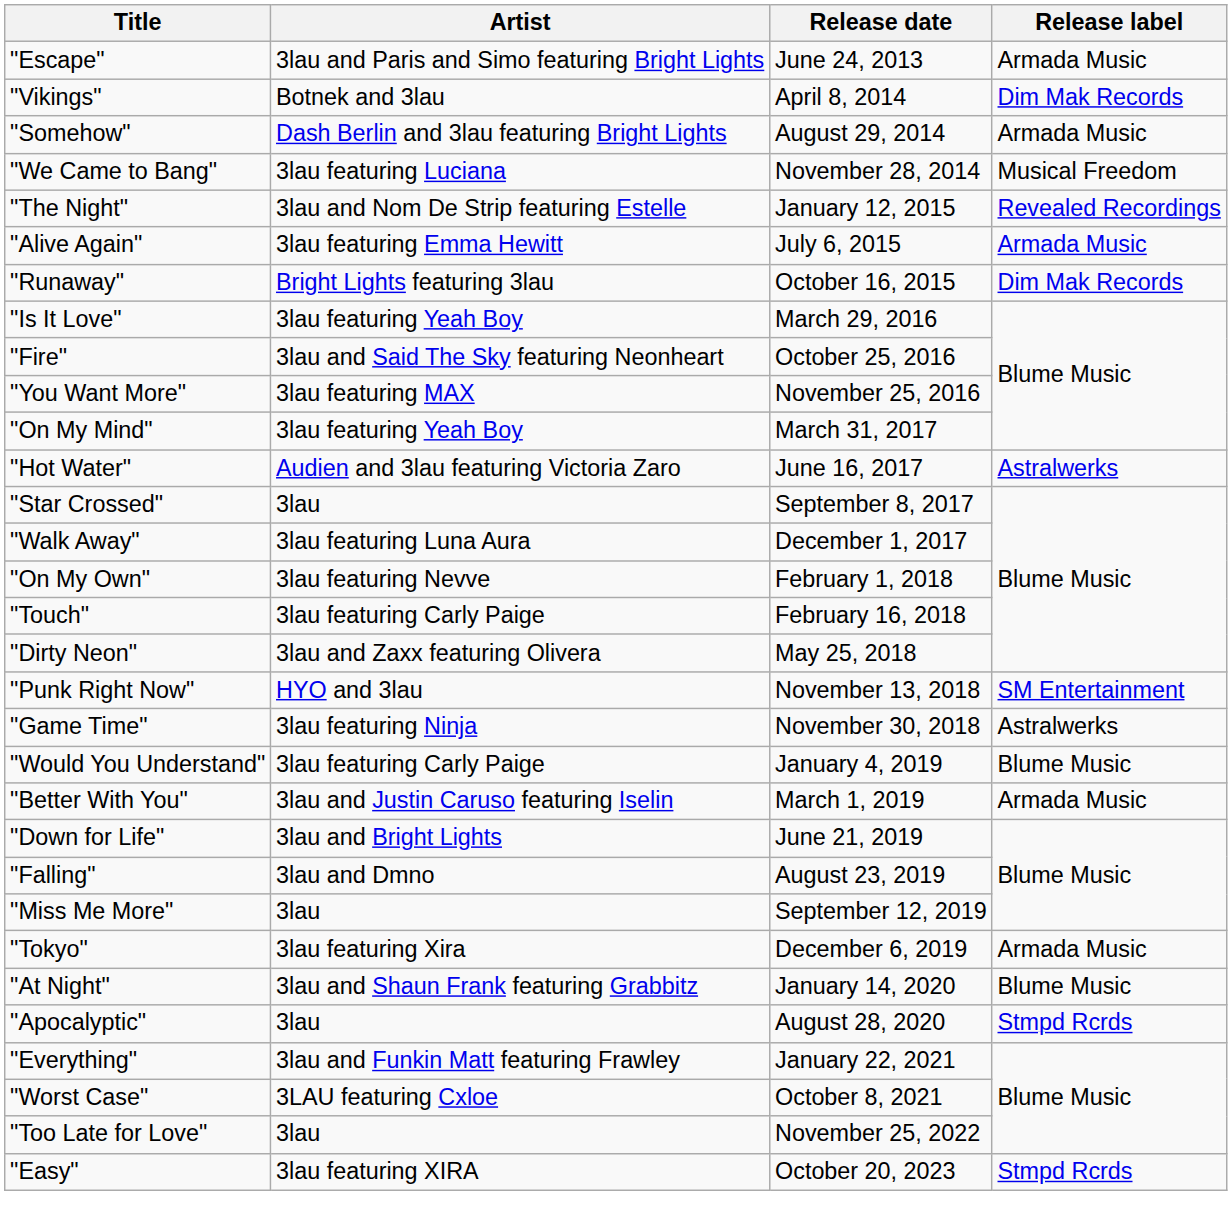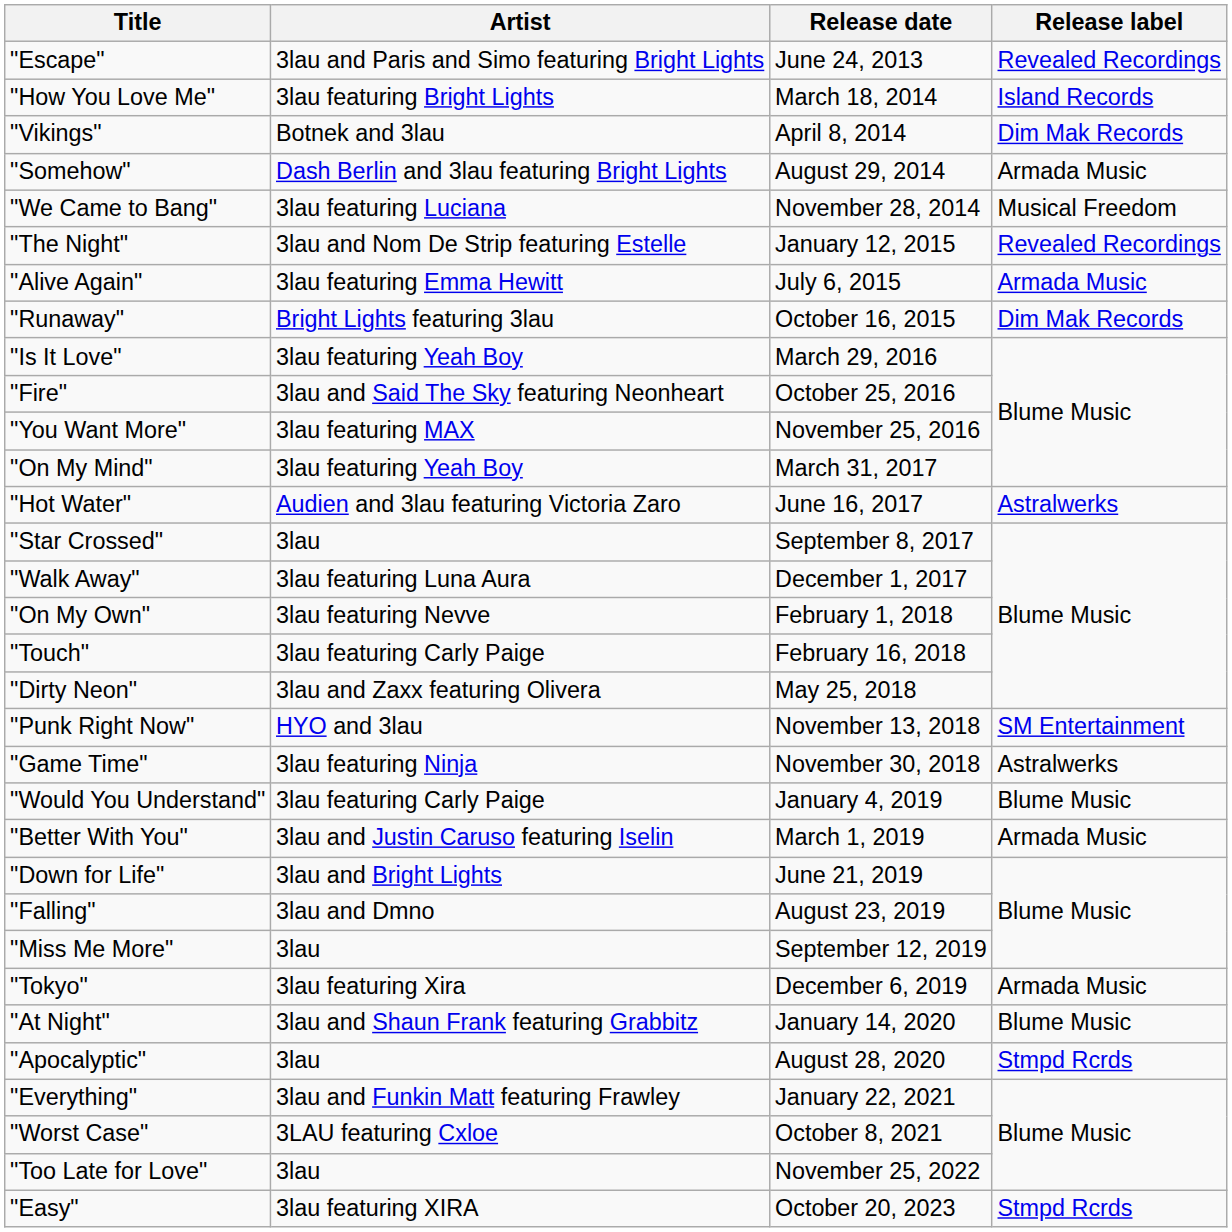(1072, 60) Armada Music -> (1109, 60) Revealed Recordings
+ row: (113, 97)
